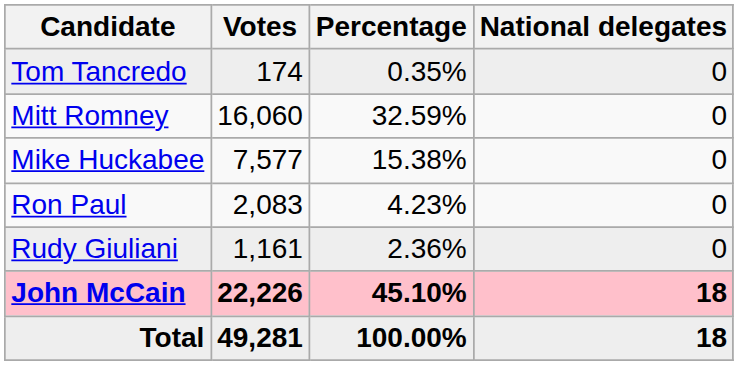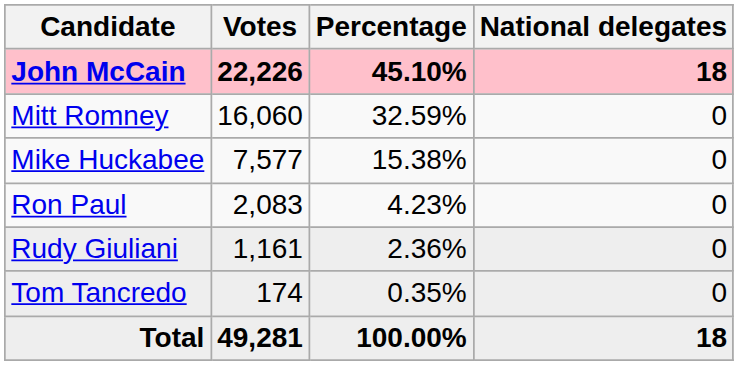rows swapped: (98, 293) <-> (99, 71)
